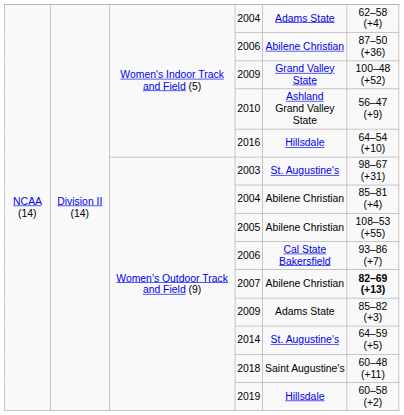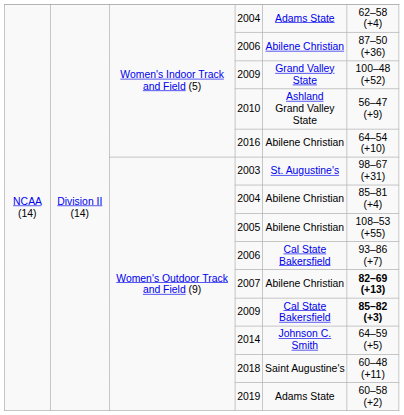(305, 143) Hillsdale -> (305, 143) Abilene Christian
(305, 312) Adams State -> (305, 312) Cal State Bakersfield
(373, 312) normal -> (373, 312) bold
(305, 340) St. Augustine's -> (305, 340) Johnson C. Smith
(305, 396) Hillsdale -> (305, 396) Adams State
